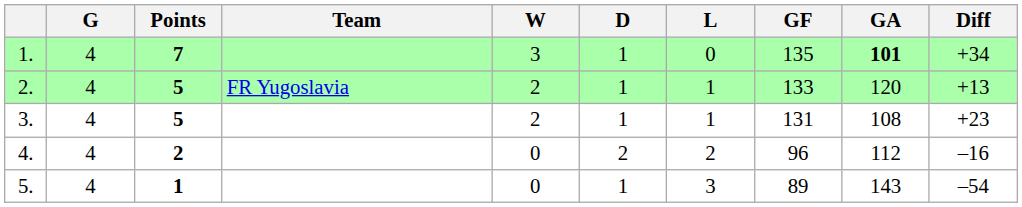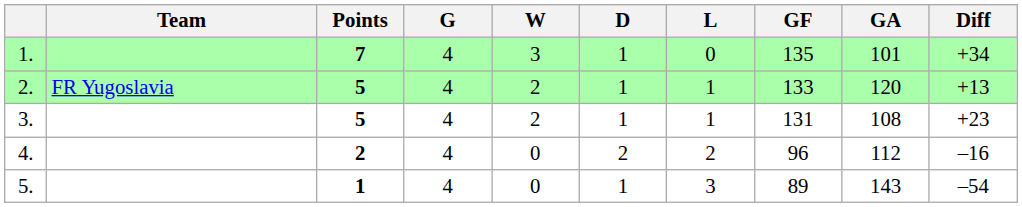columns swapped: (357, 20) <-> (91, 20)
(886, 53) bold -> (886, 53) normal
